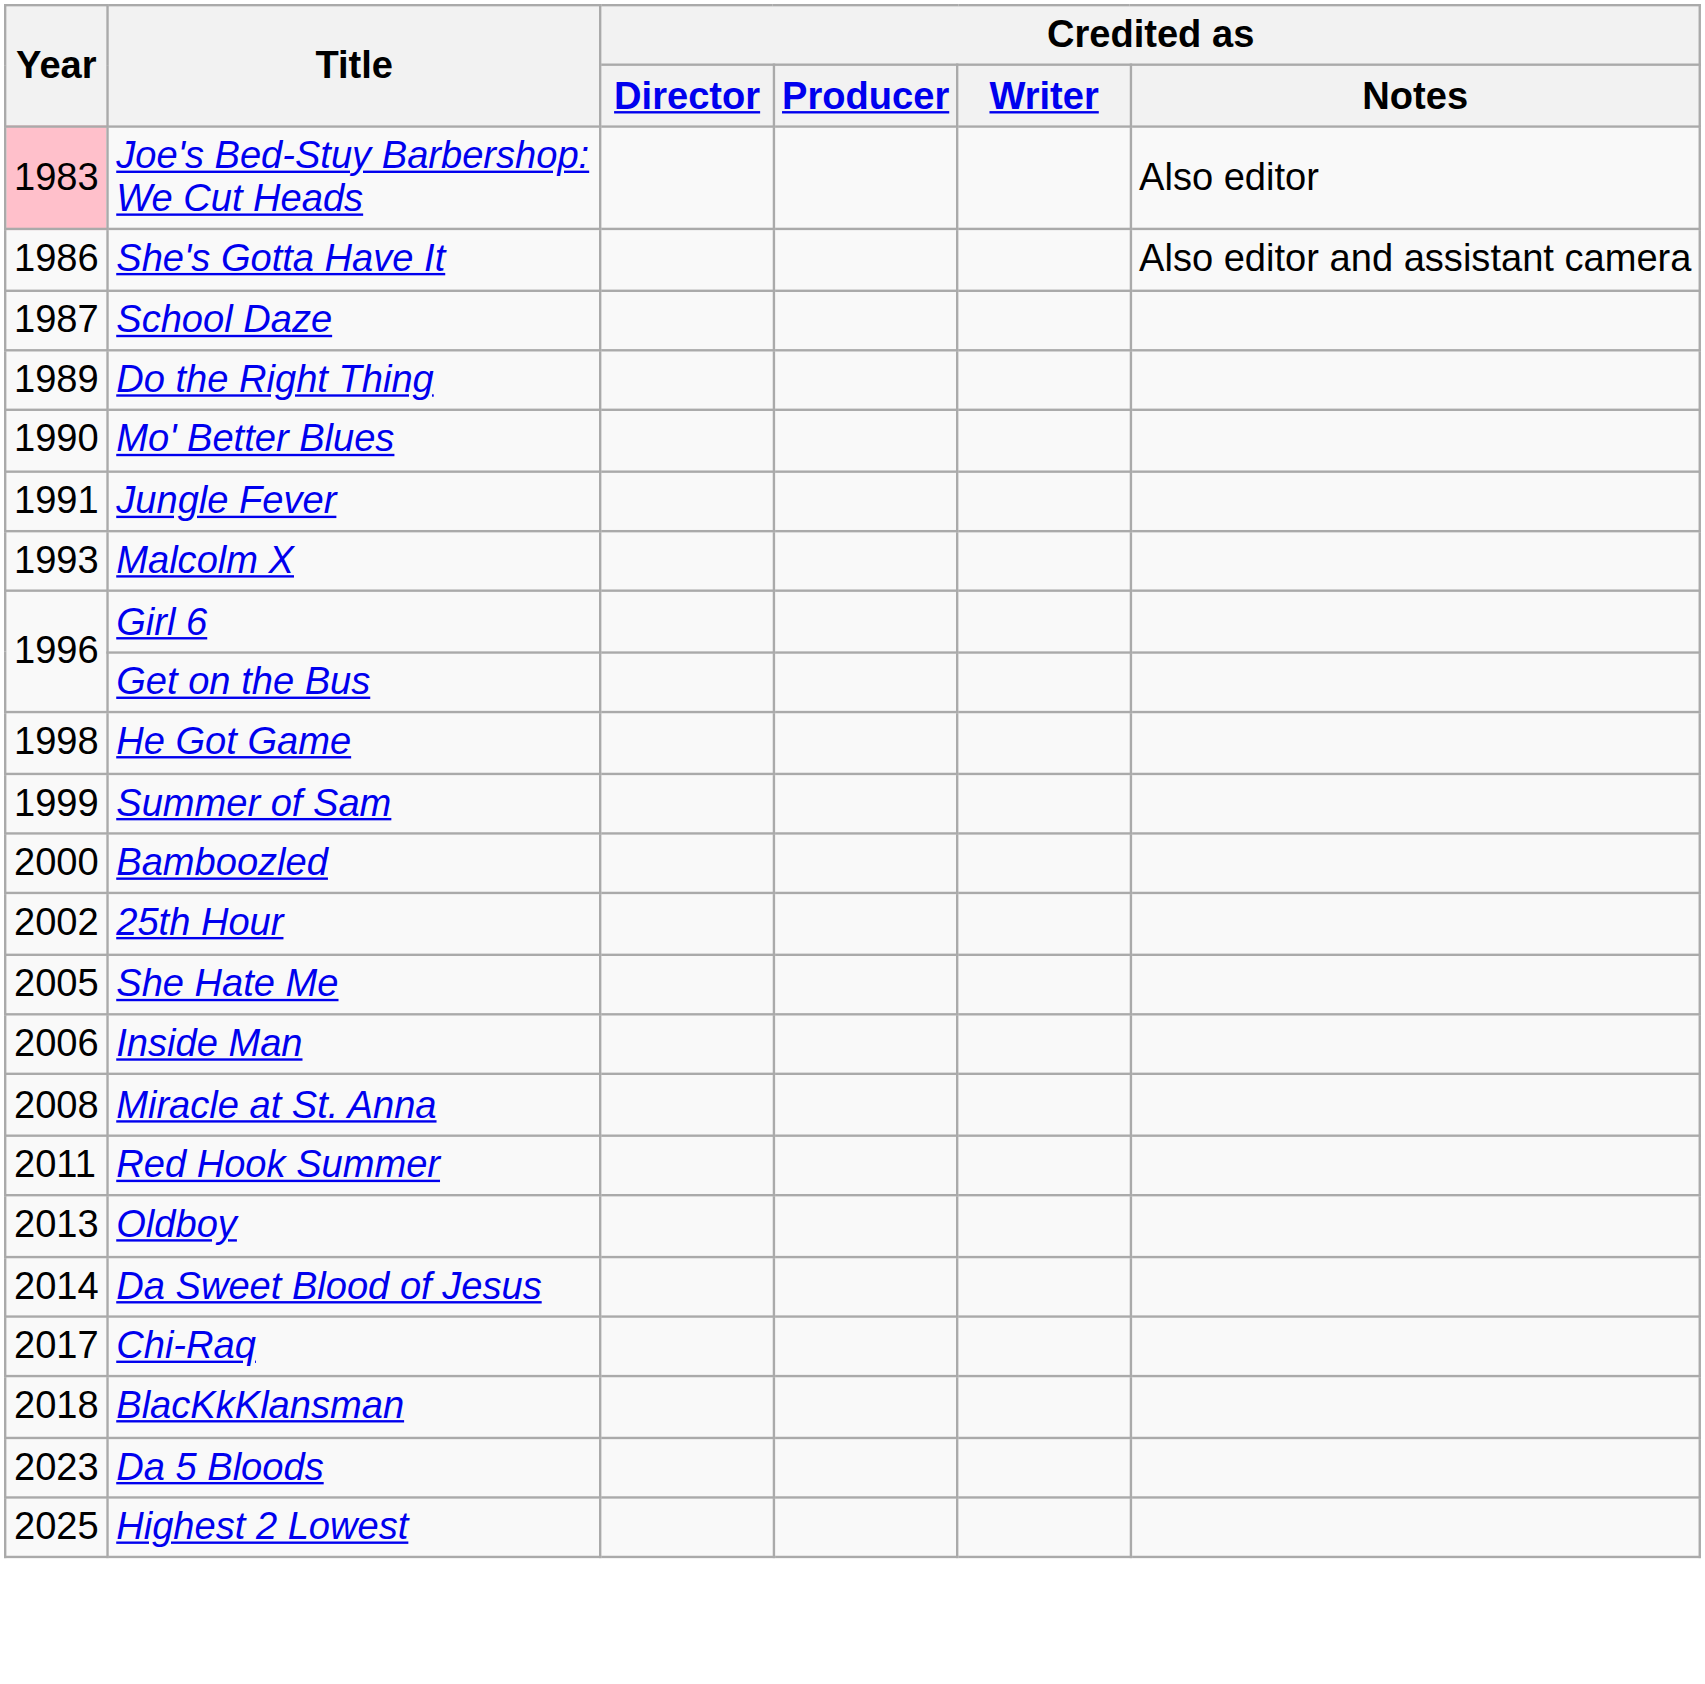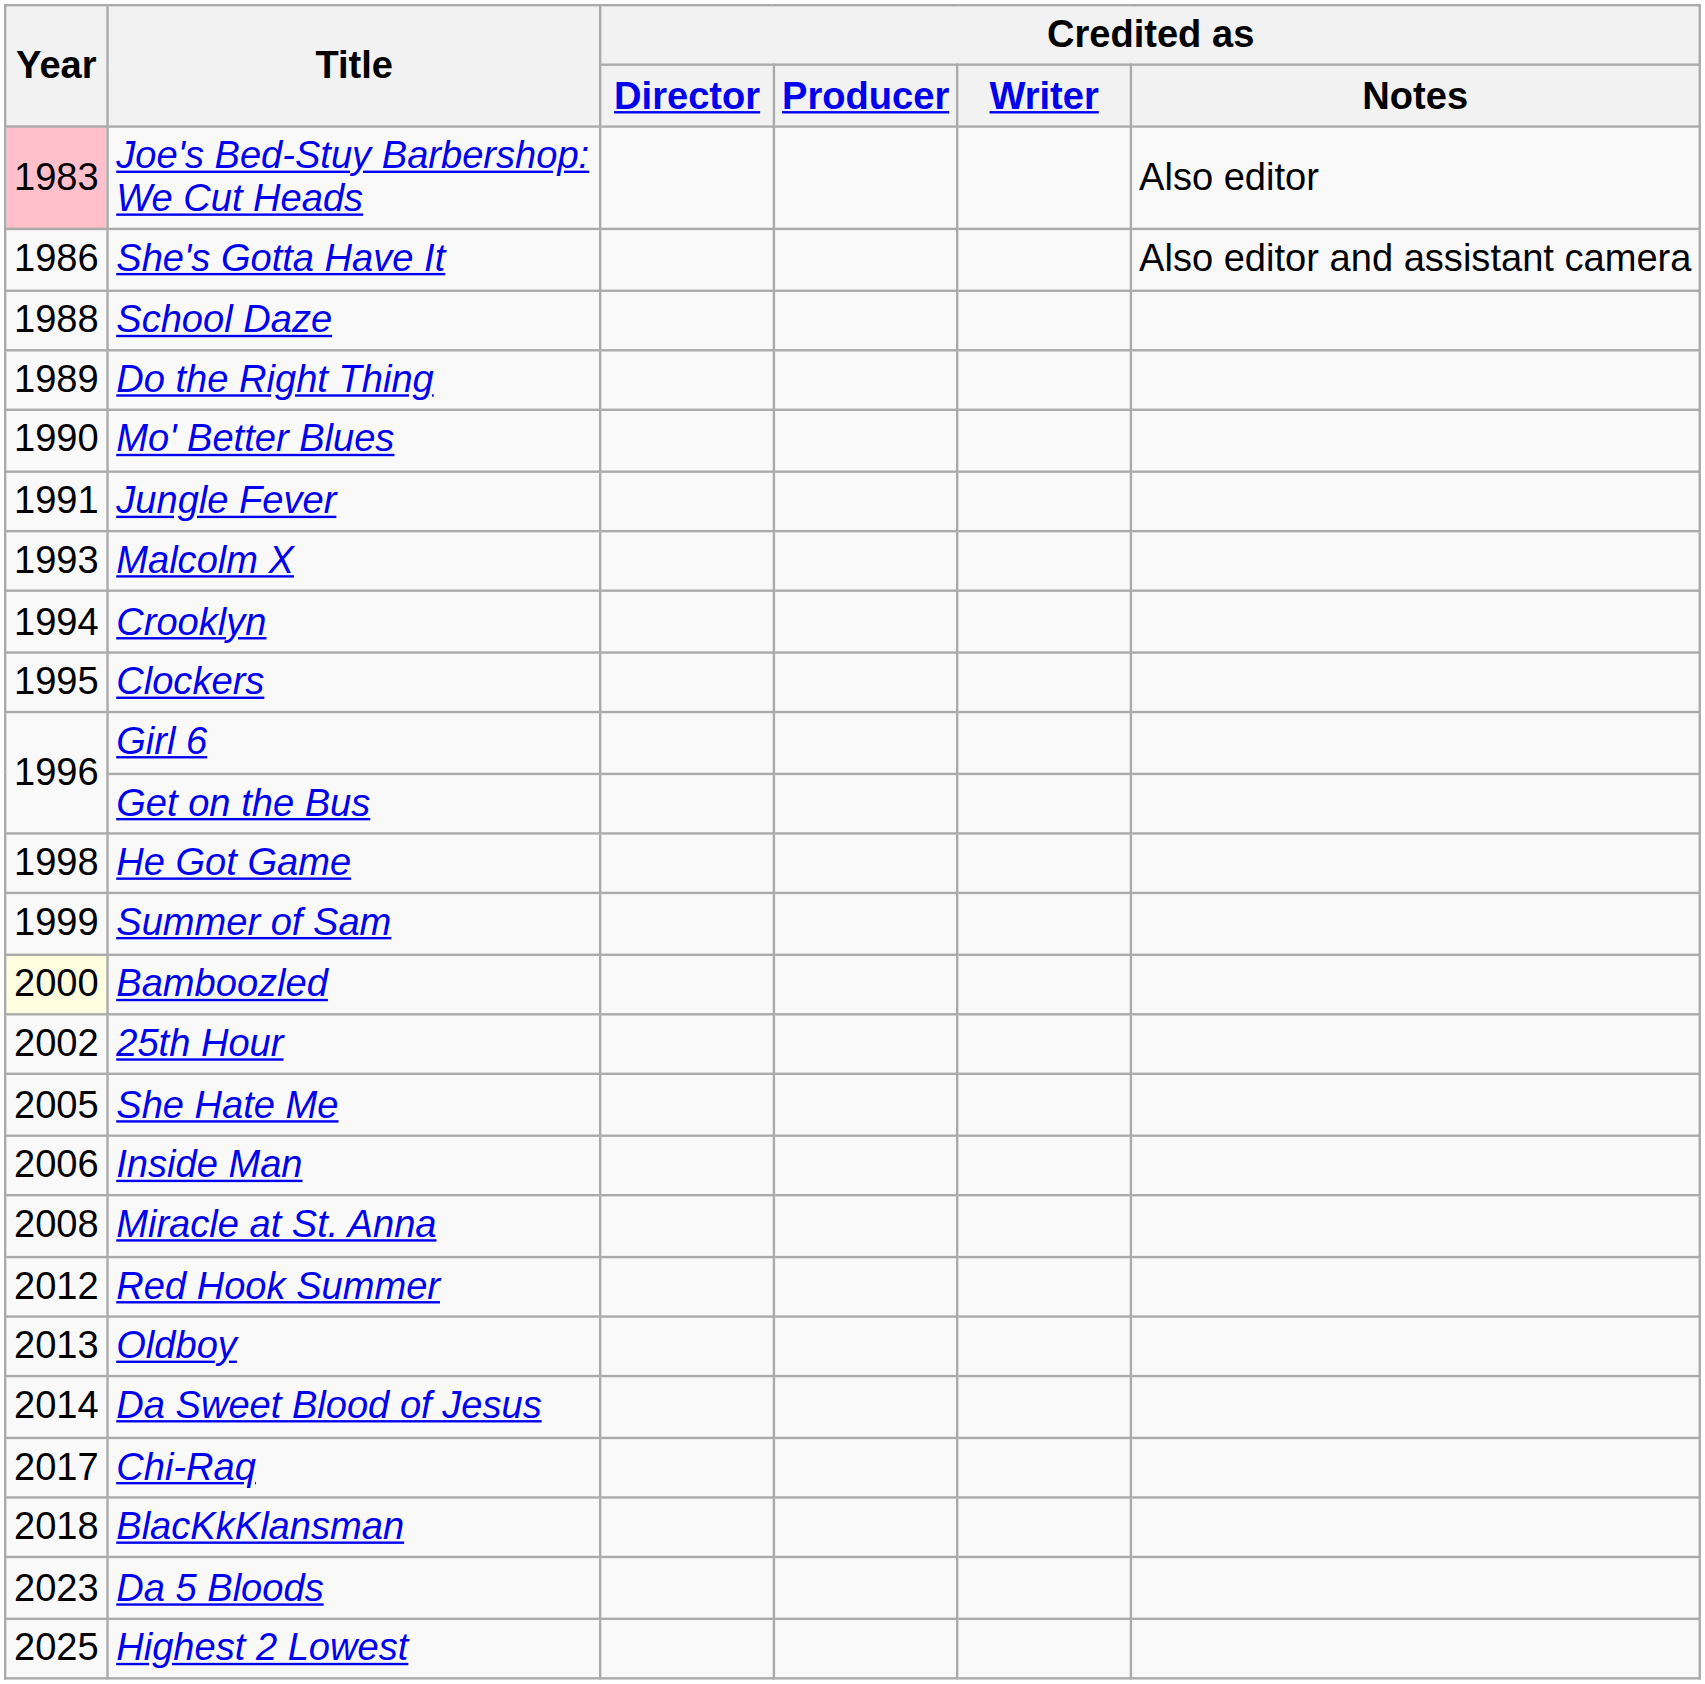(56, 319) 1987 -> (56, 319) 1988
+ row: (191, 621)
+ row: (190, 681)
(56, 862) no background -> (56, 983) lightyellow background
(55, 1164) 2011 -> (56, 1285) 2012
